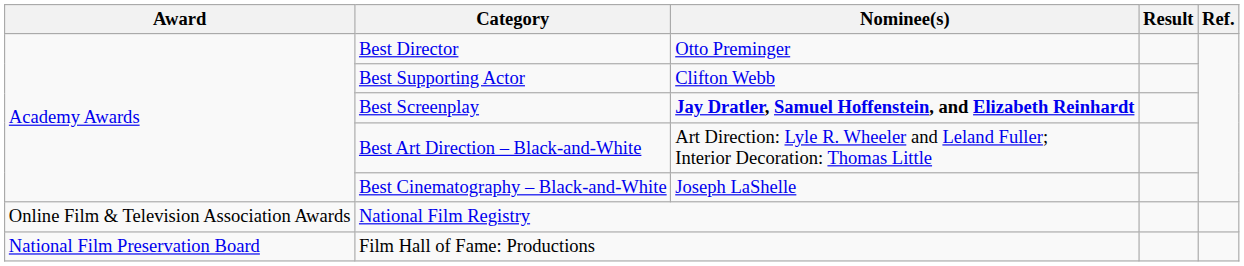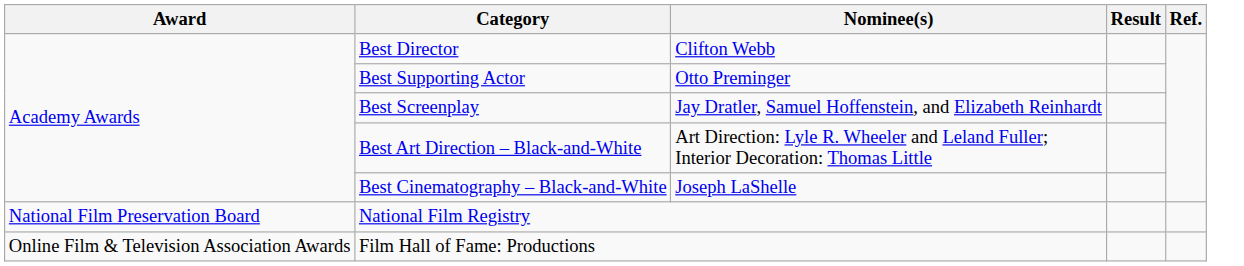(733, 48) Otto Preminger -> (725, 48) Clifton Webb
(725, 78) Clifton Webb -> (733, 78) Otto Preminger
(905, 107) bold -> (889, 107) normal
(180, 216) Online Film & Television Association Awards -> (134, 216) National Film Preservation Board
(134, 246) National Film Preservation Board -> (180, 246) Online Film & Television Association Awards
